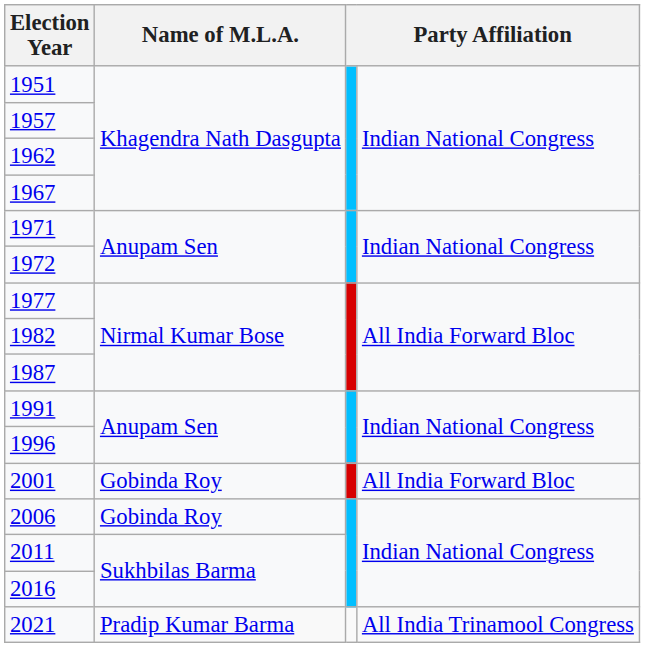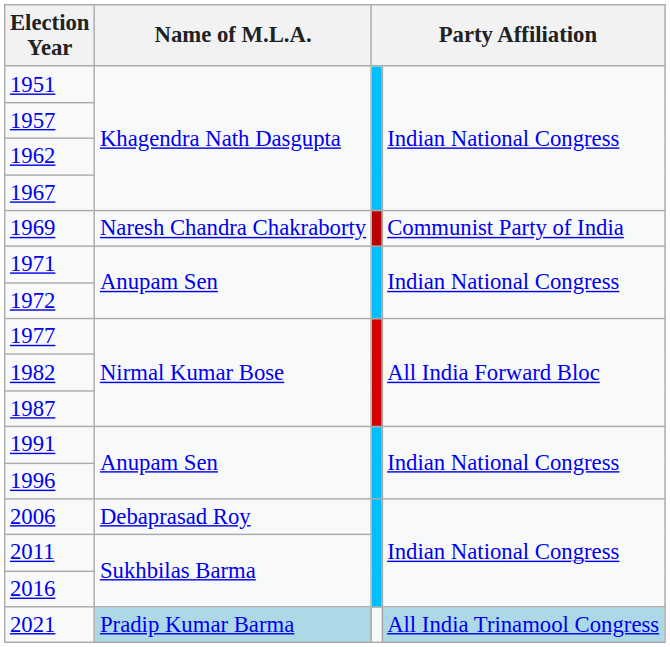+ row: (33, 228)
- row: (33, 480)
(161, 516) Gobinda Roy -> (175, 516) Debaprasad Roy
(197, 624) no background -> (197, 624) lightblue background
(498, 624) no background -> (523, 624) lightblue background
